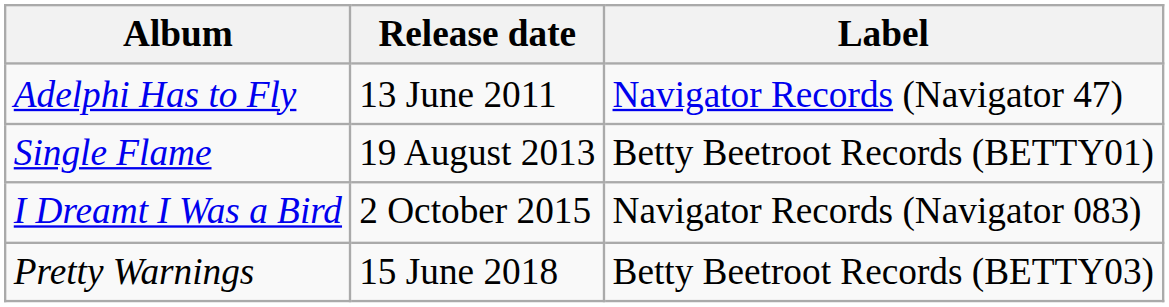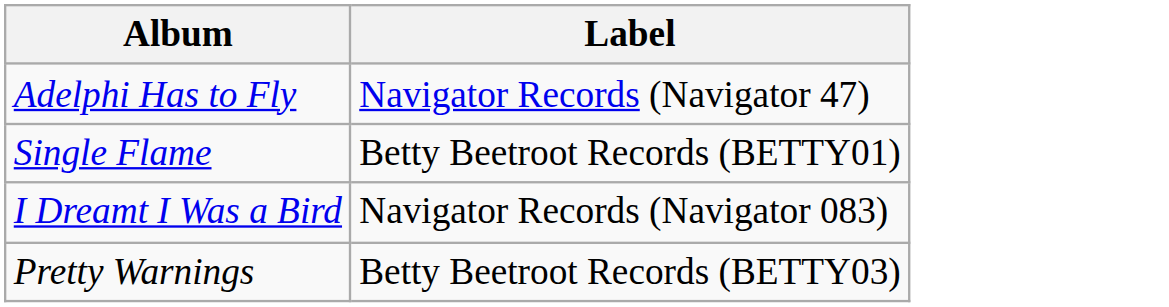- column: (477, 34)
